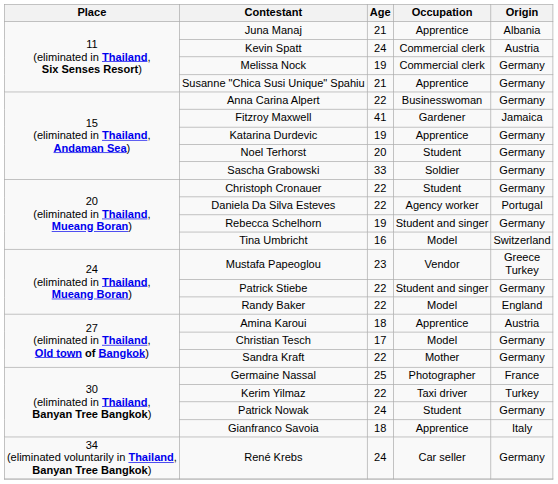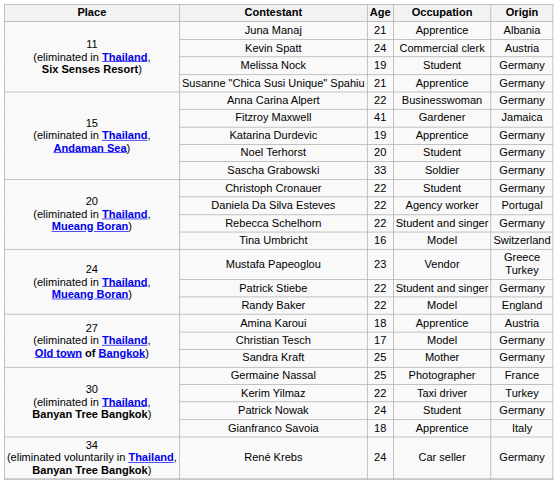(442, 65) Commercial clerk -> (442, 65) Student
(380, 223) 19 -> (380, 223) 22
(380, 358) 22 -> (380, 358) 25
